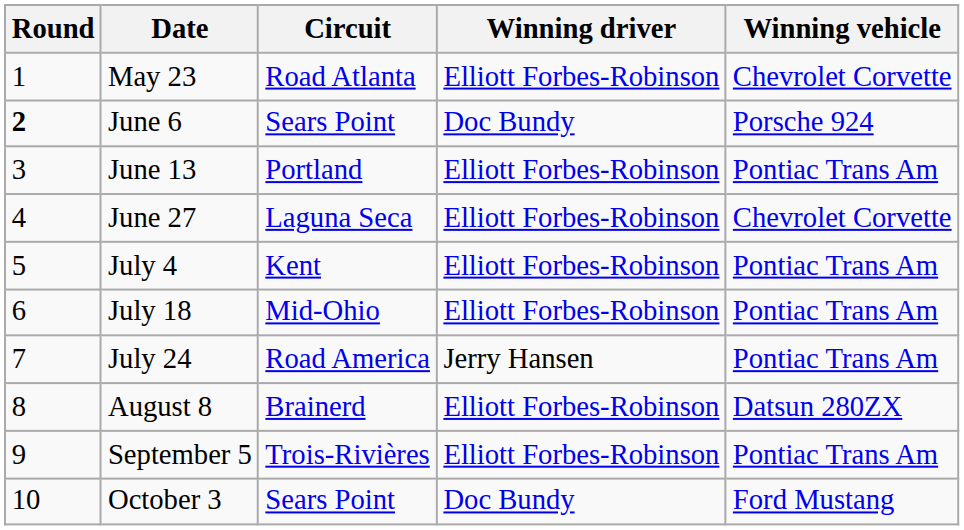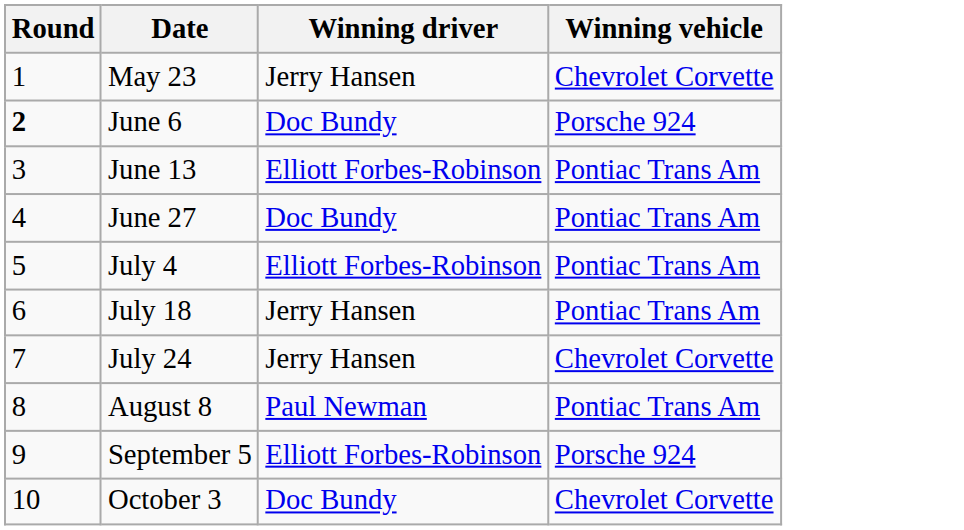- column: (348, 28)
(581, 75) Elliott Forbes-Robinson -> (340, 75) Jerry Hansen
(581, 217) Elliott Forbes-Robinson -> (331, 217) Doc Bundy
(842, 217) Chevrolet Corvette -> (657, 217) Pontiac Trans Am
(581, 312) Elliott Forbes-Robinson -> (340, 312) Jerry Hansen
(836, 359) Pontiac Trans Am -> (664, 359) Chevrolet Corvette
(581, 406) Elliott Forbes-Robinson -> (346, 406) Paul Newman
(818, 406) Datsun 280ZX -> (657, 406) Pontiac Trans Am
(836, 453) Pontiac Trans Am -> (625, 453) Porsche 924
(814, 501) Ford Mustang -> (664, 501) Chevrolet Corvette
